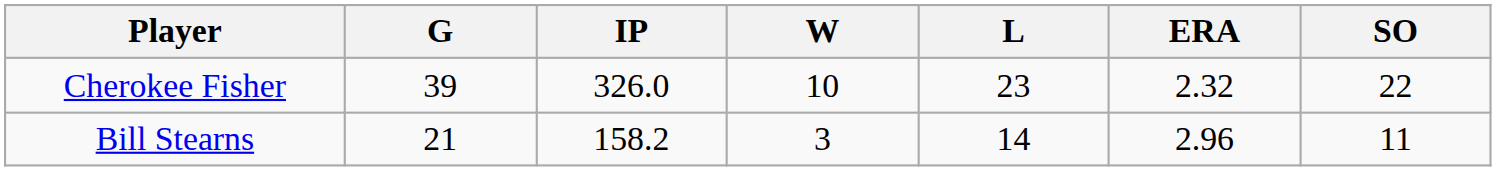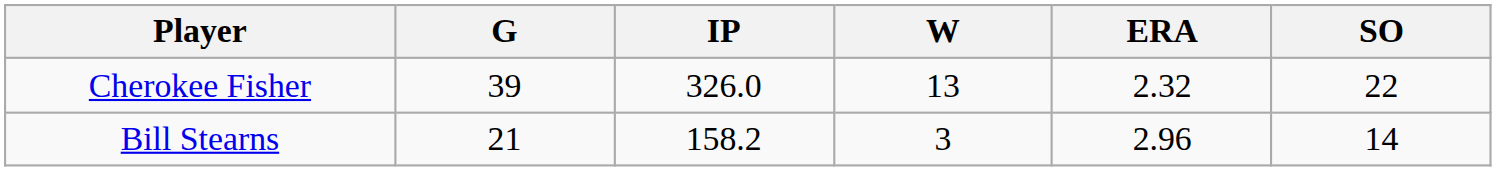- column: (1013, 31)
(822, 84) 10 -> (943, 84) 13
(1396, 138) 11 -> (1381, 138) 14
